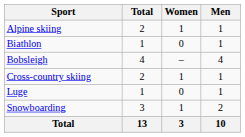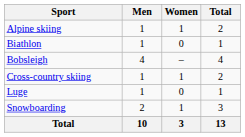columns swapped: (221, 12) <-> (142, 12)
